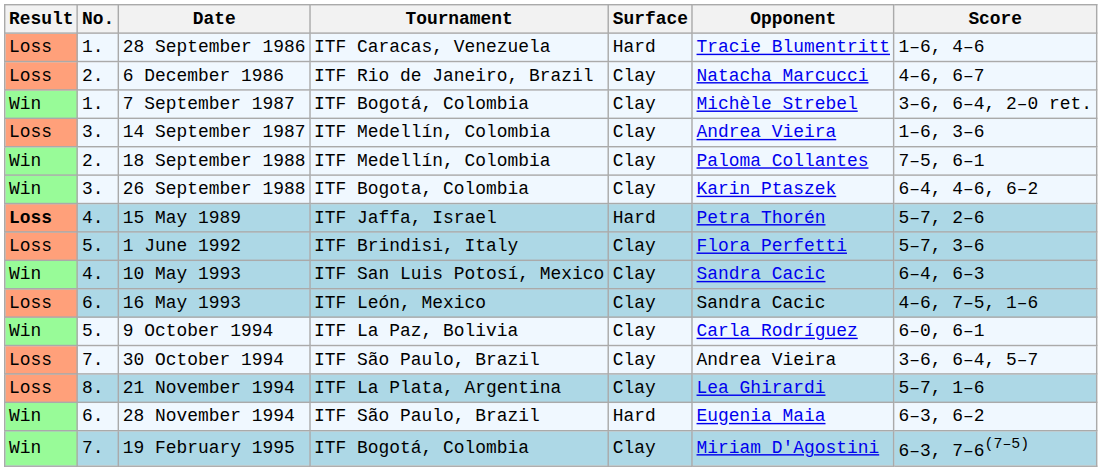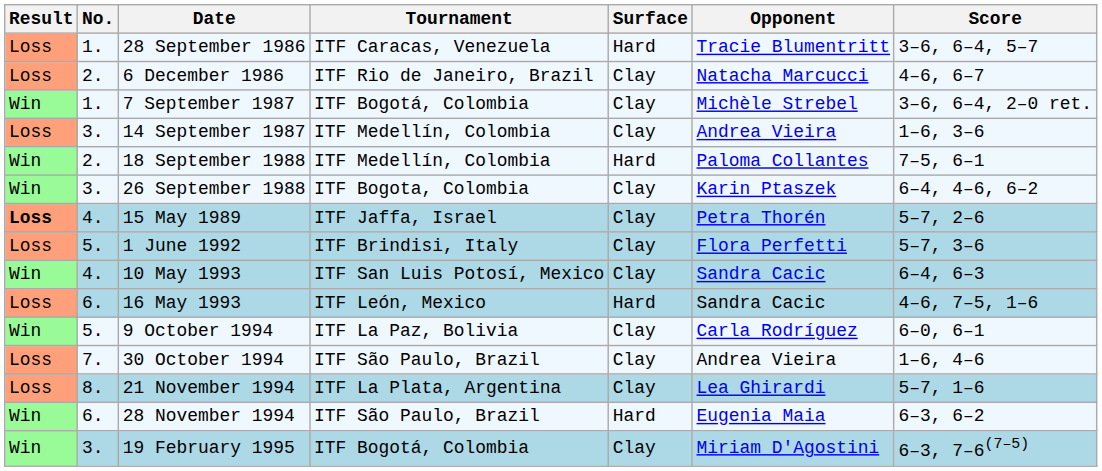(942, 47) 1–6, 4–6 -> (968, 47) 3–6, 6–4, 5–7
(634, 161) Clay -> (634, 161) Hard
(634, 218) Hard -> (634, 218) Clay
(634, 303) Clay -> (634, 303) Hard
(968, 360) 3–6, 6–4, 5–7 -> (942, 360) 1–6, 4–6
(93, 448) 7. -> (93, 448) 3.
